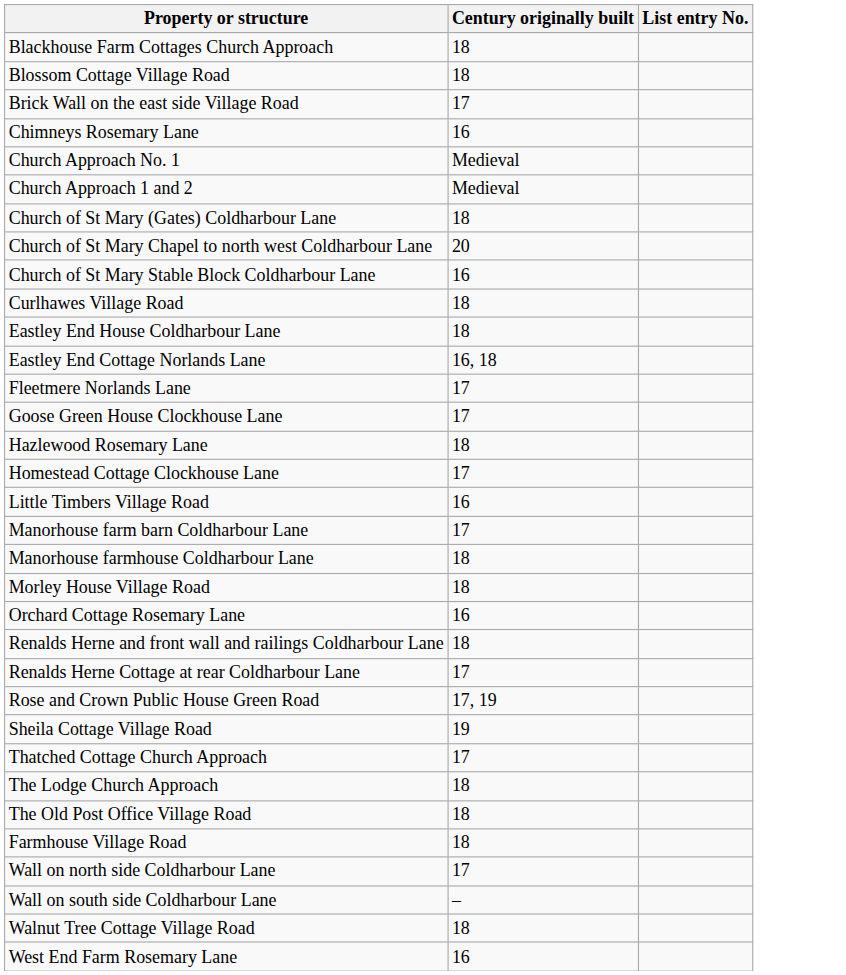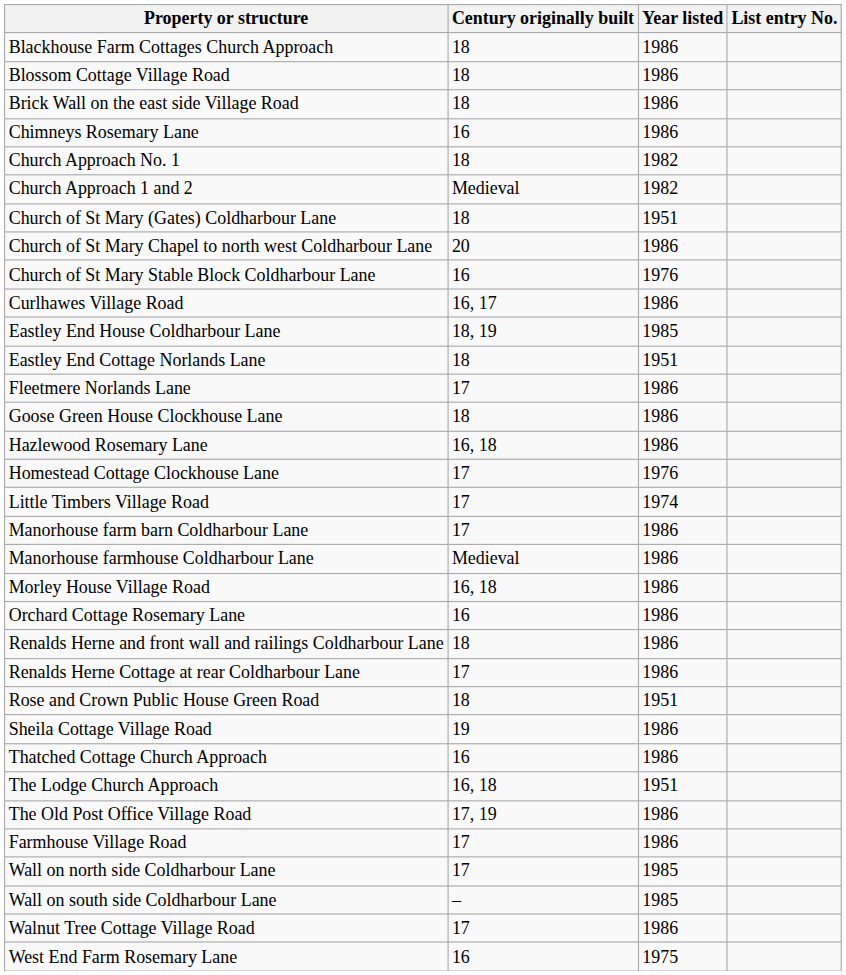+ column: (683, 18)
(461, 103) 17 -> (461, 103) 18
(486, 160) Medieval -> (461, 160) 18
(461, 302) 18 -> (474, 302) 16, 17
(461, 331) 18 -> (474, 331) 18, 19
(474, 359) 16, 18 -> (461, 359) 18
(461, 416) 17 -> (461, 416) 18
(461, 445) 18 -> (474, 445) 16, 18
(461, 501) 16 -> (461, 501) 17
(461, 558) 18 -> (486, 558) Medieval
(461, 587) 18 -> (474, 587) 16, 18
(474, 700) 17, 19 -> (461, 700) 18
(461, 757) 17 -> (461, 757) 16
(461, 786) 18 -> (474, 786) 16, 18
(461, 814) 18 -> (474, 814) 17, 19
(461, 842) 18 -> (461, 842) 17
(461, 928) 18 -> (461, 928) 17
